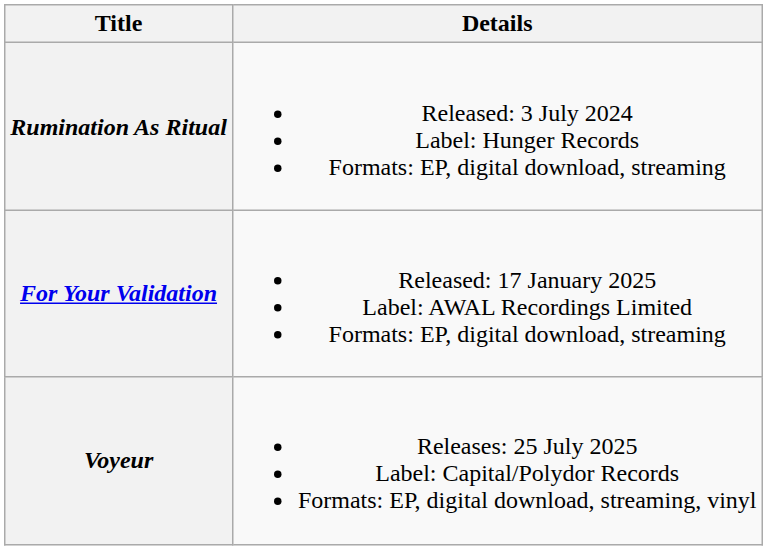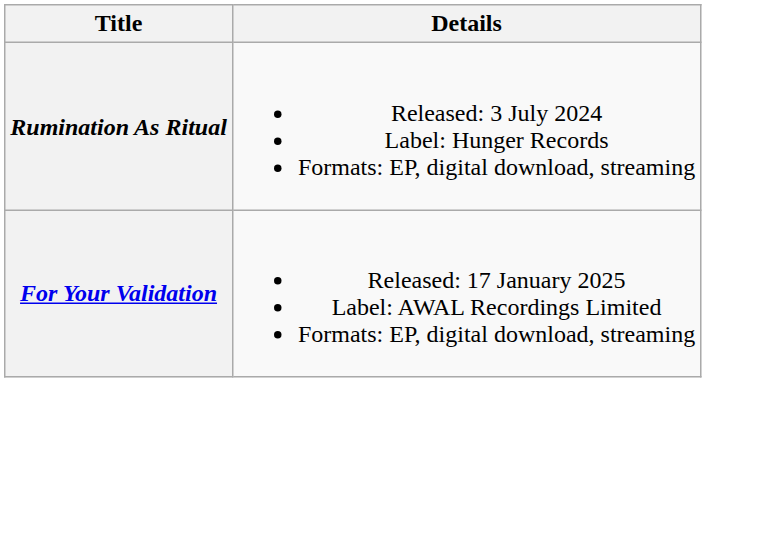- row: (119, 460)
